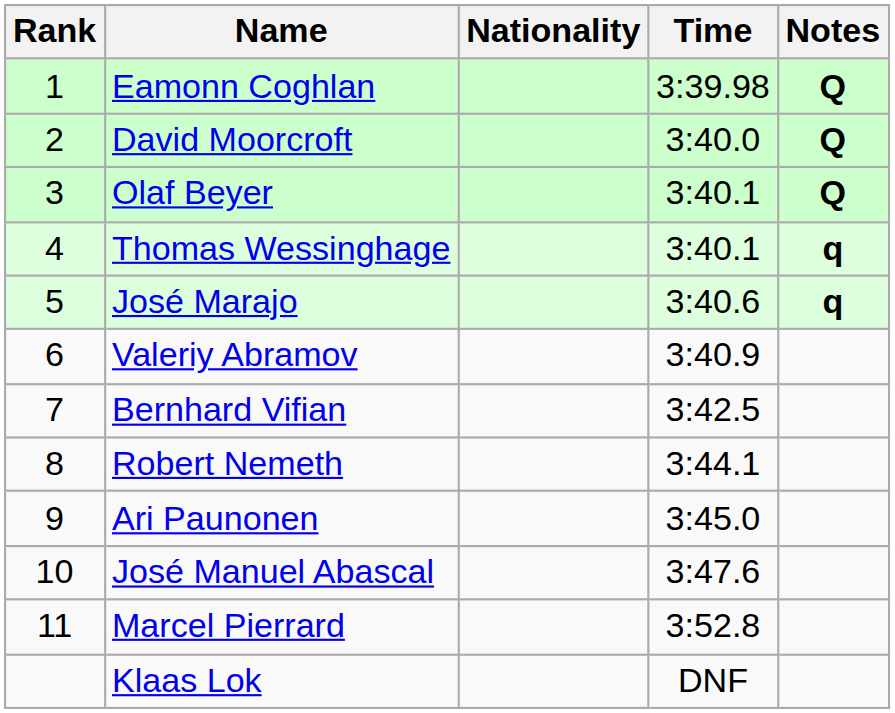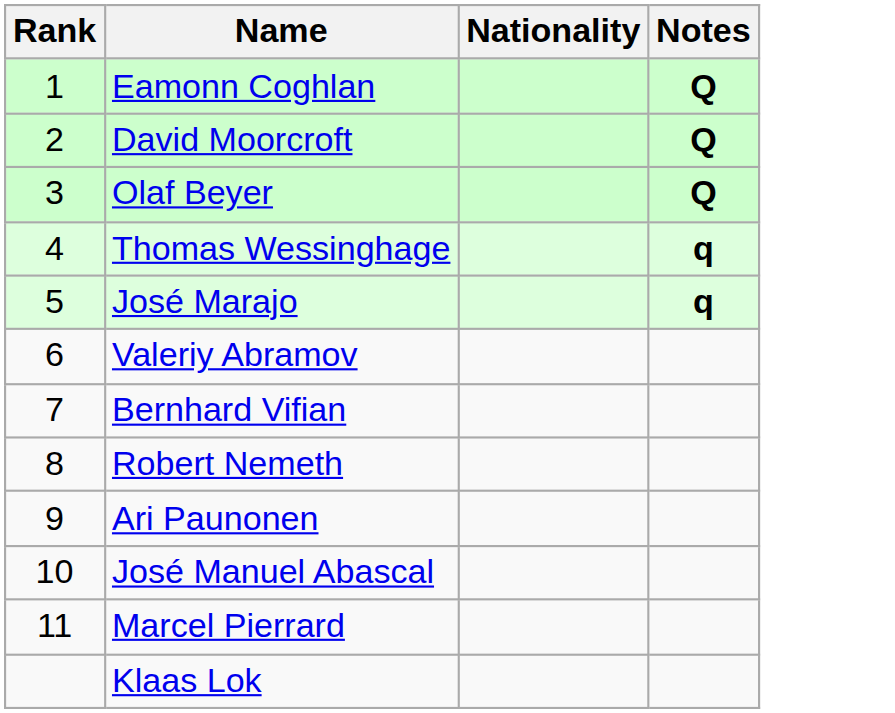- column: (713, 31)
